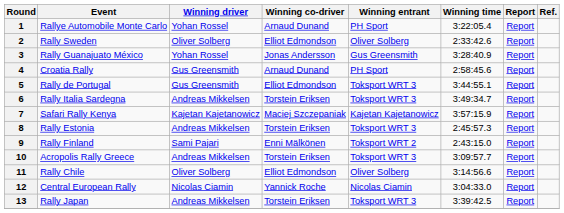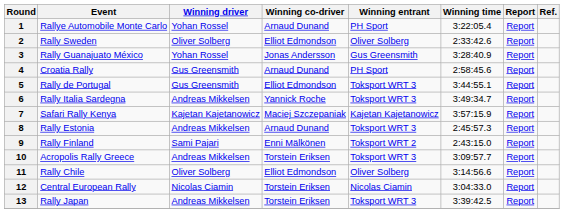(297, 99) Torstein Eriksen -> (295, 99) Yannick Roche
(297, 128) Torstein Eriksen -> (297, 128) Arnaud Dunand
(295, 186) Yannick Roche -> (297, 186) Torstein Eriksen
